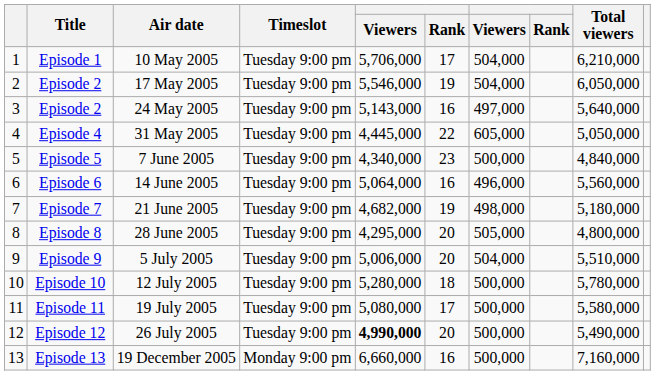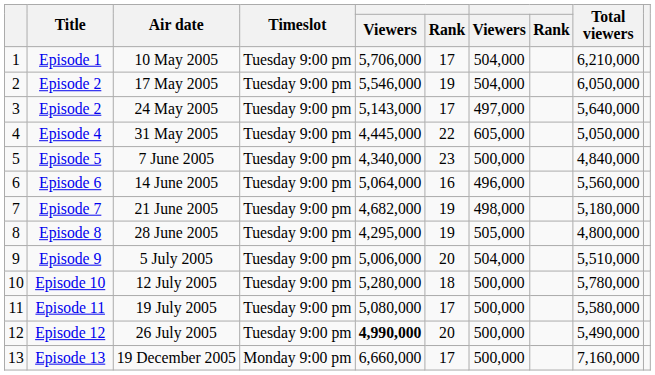(447, 109) 16 -> (447, 109) 17
(447, 233) 20 -> (447, 233) 19
(447, 357) 16 -> (447, 357) 17
